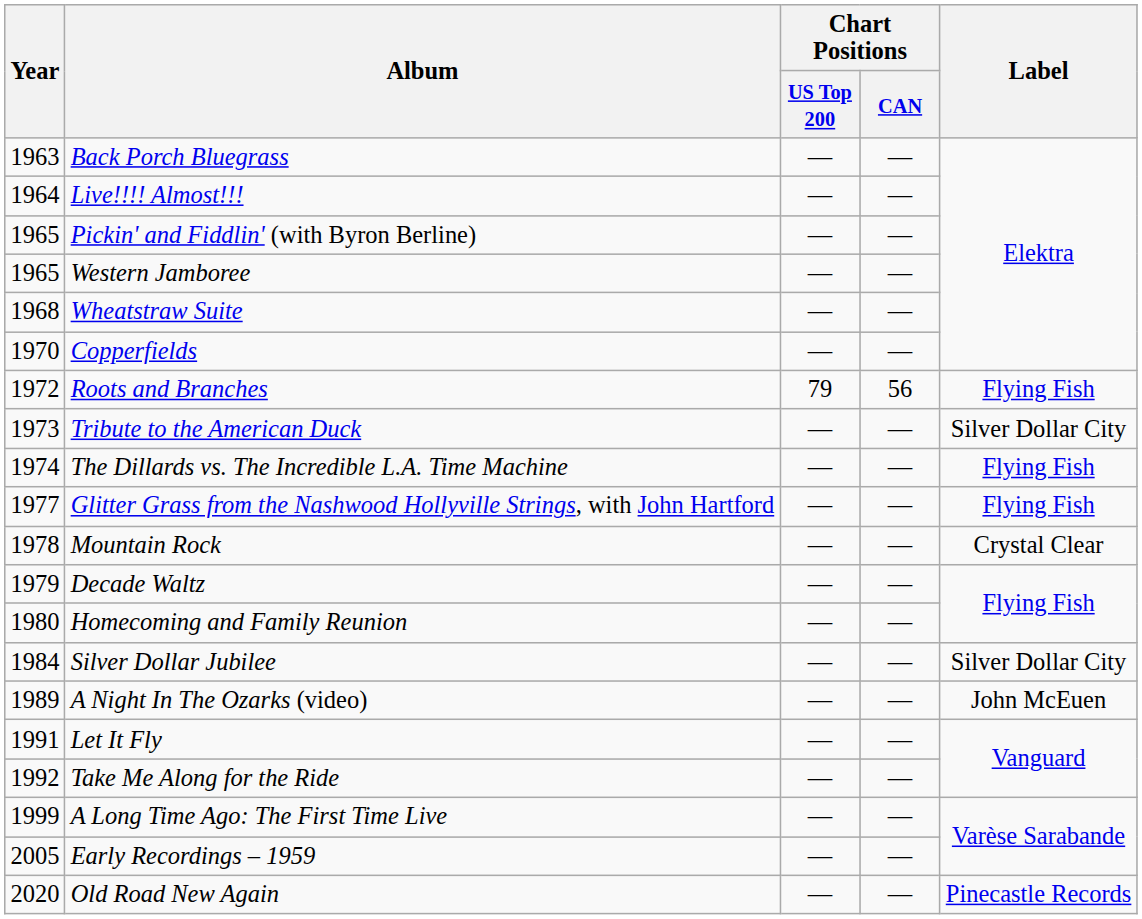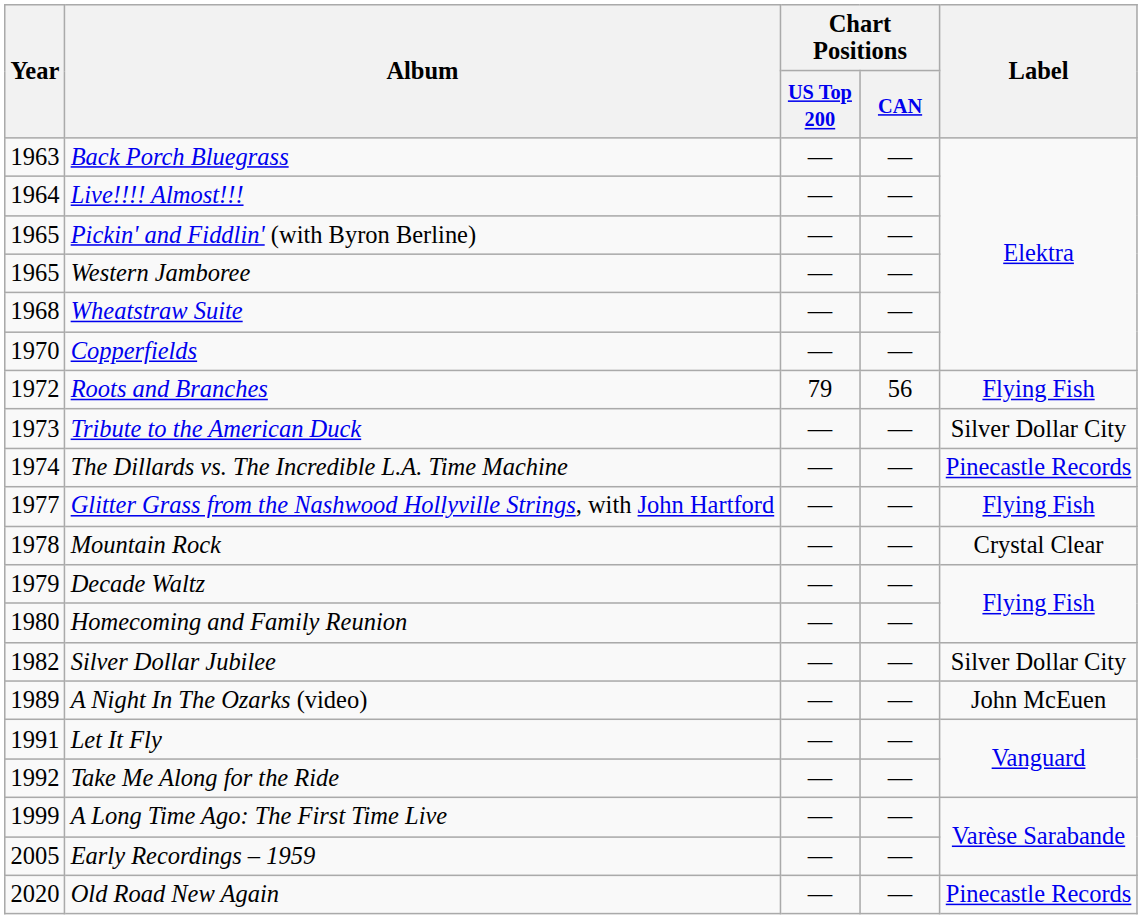(1039, 467) Flying Fish -> (1039, 467) Pinecastle Records
(35, 661) 1984 -> (35, 661) 1982
